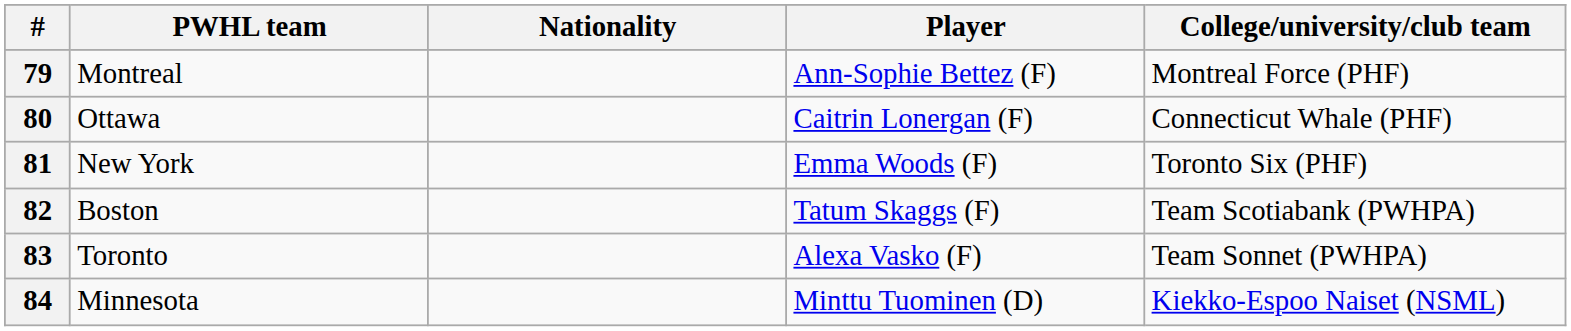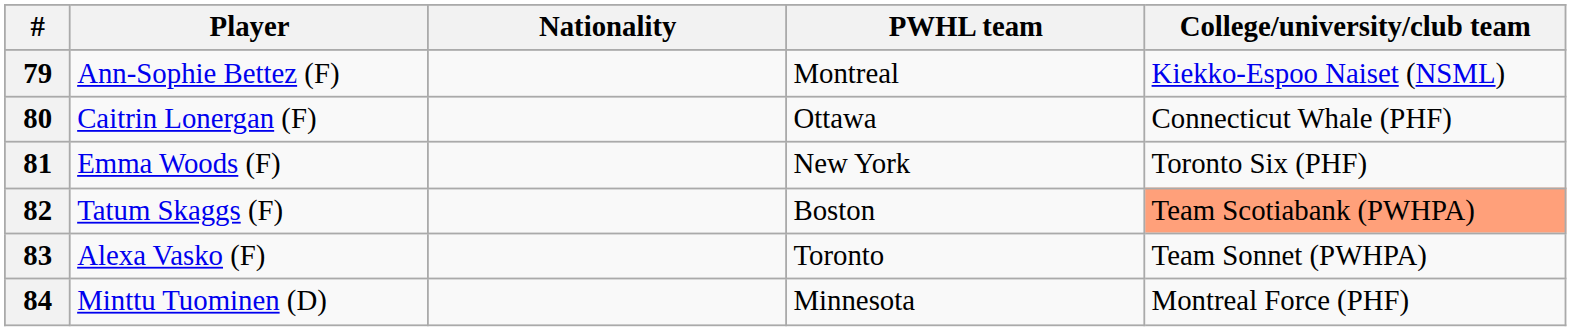columns swapped: (966, 27) <-> (250, 27)
(1280, 73) Montreal Force (PHF) -> (1328, 73) Kiekko-Espoo Naiset (NSML)
(1313, 210) no background -> (1313, 210) lightsalmon background
(1328, 301) Kiekko-Espoo Naiset (NSML) -> (1280, 301) Montreal Force (PHF)
